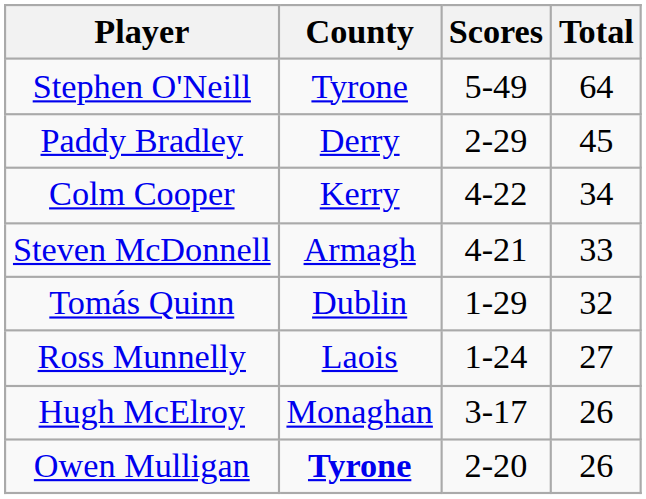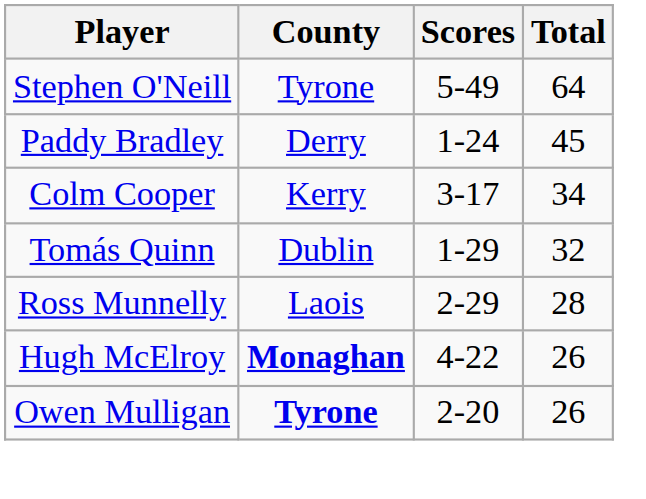(496, 140) 2-29 -> (468, 140) 1-24
(496, 194) 4-22 -> (468, 194) 3-17
- row: (142, 248)
(496, 357) 1-24 -> (468, 303) 2-29
(596, 357) 27 -> (568, 303) 28
(360, 411) normal -> (326, 357) bold
(496, 411) 3-17 -> (468, 357) 4-22
